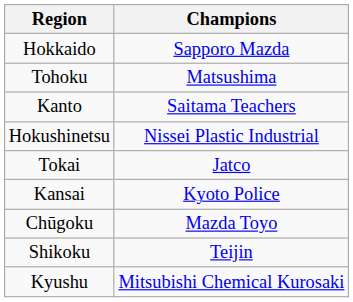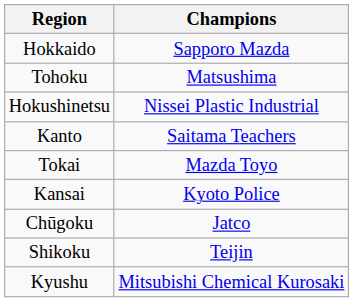rows swapped: (59, 106) <-> (59, 135)
(231, 164) Jatco -> (231, 164) Mazda Toyo
(231, 223) Mazda Toyo -> (231, 223) Jatco
